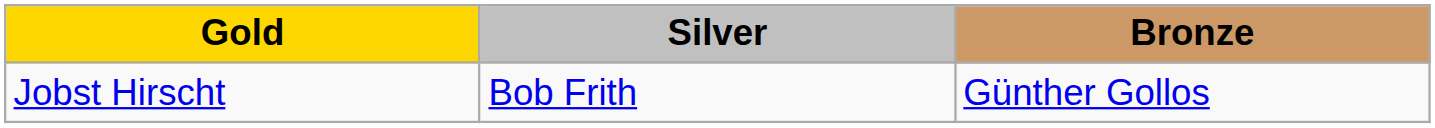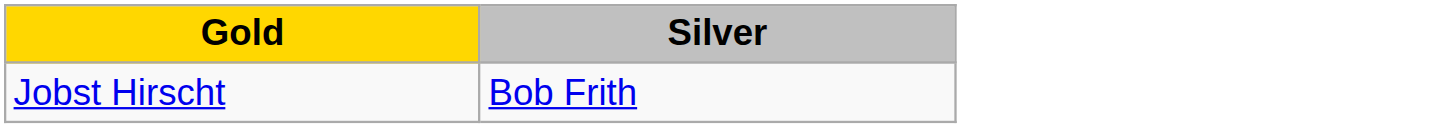- column: (1192, 33)
